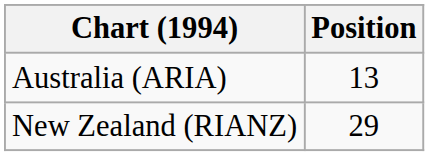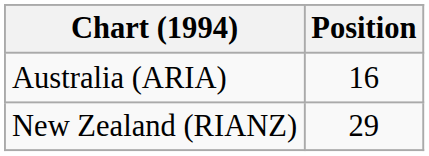(364, 77) 13 -> (364, 77) 16
